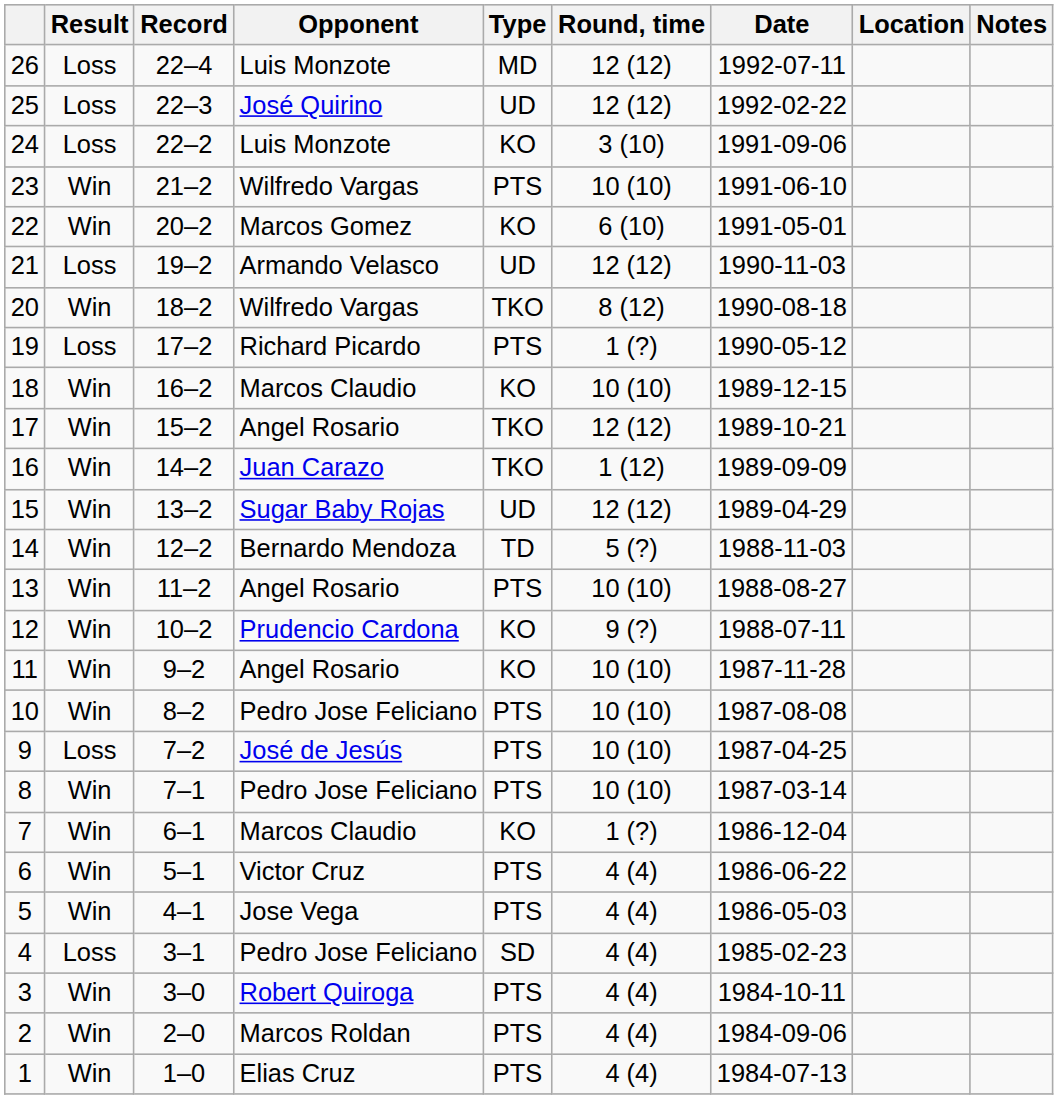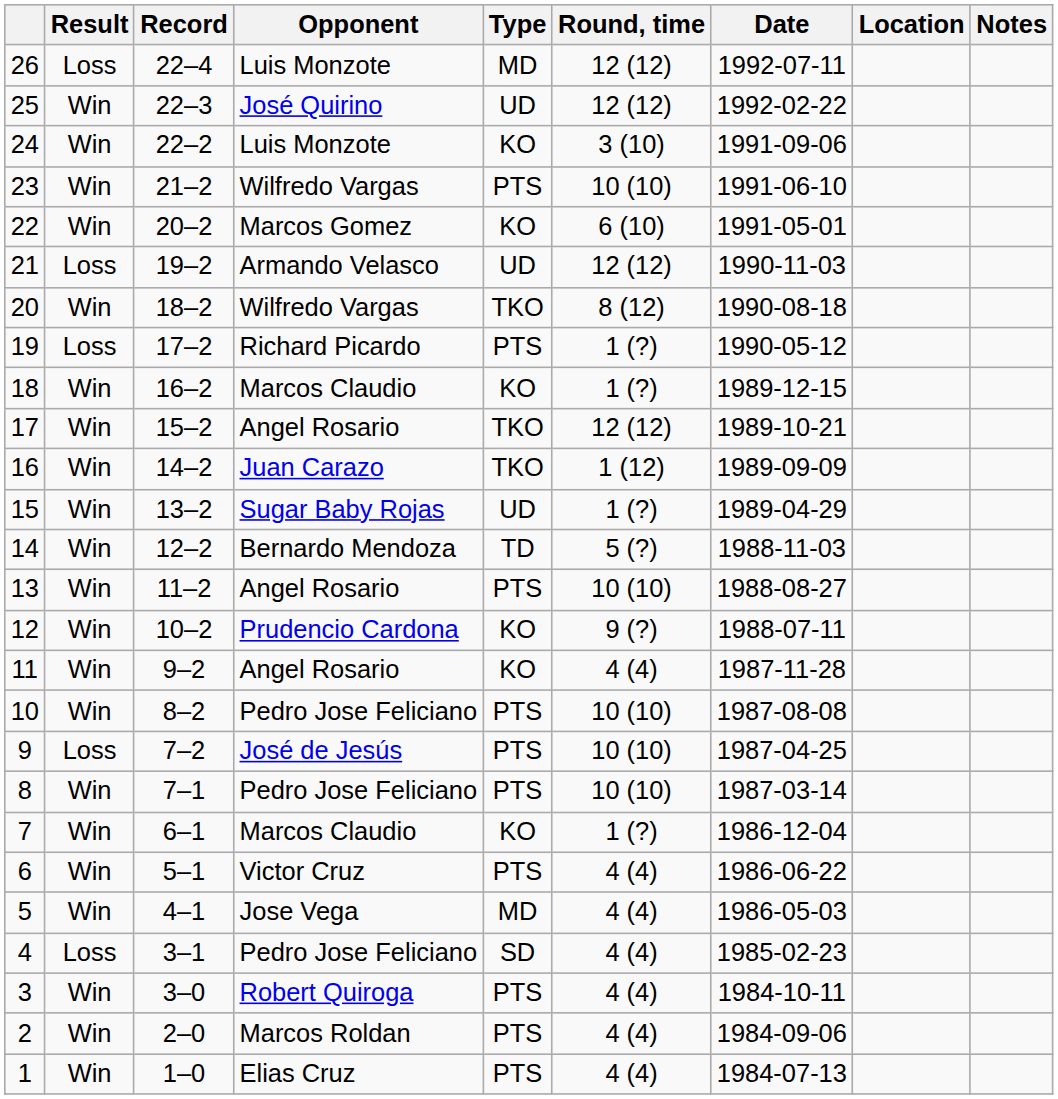(90, 105) Loss -> (90, 105) Win
(90, 145) Loss -> (90, 145) Win
(632, 387) 10 (10) -> (632, 387) 1 (?)
(632, 508) 12 (12) -> (632, 508) 1 (?)
(632, 670) 10 (10) -> (632, 670) 4 (4)
(518, 912) PTS -> (518, 912) MD
